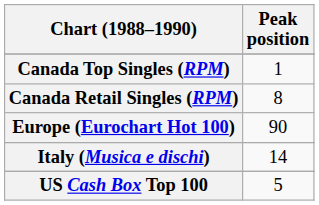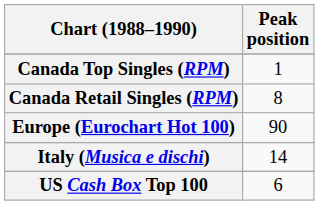(278, 185) 5 -> (278, 185) 6
